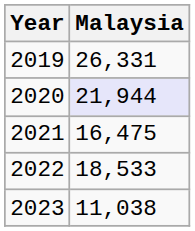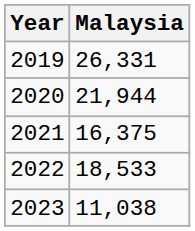(116, 97) lavender background -> (116, 97) no background
(116, 134) 16,475 -> (116, 134) 16,375
